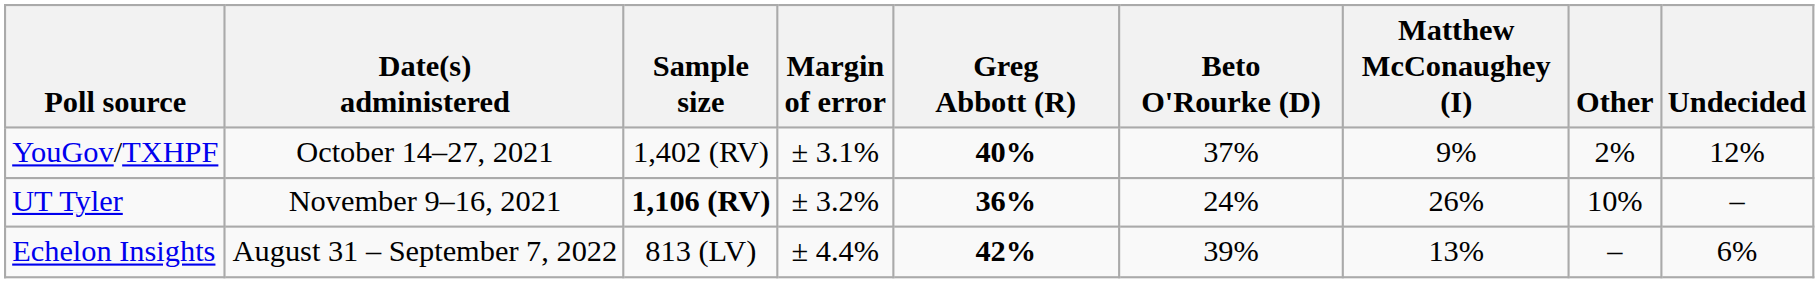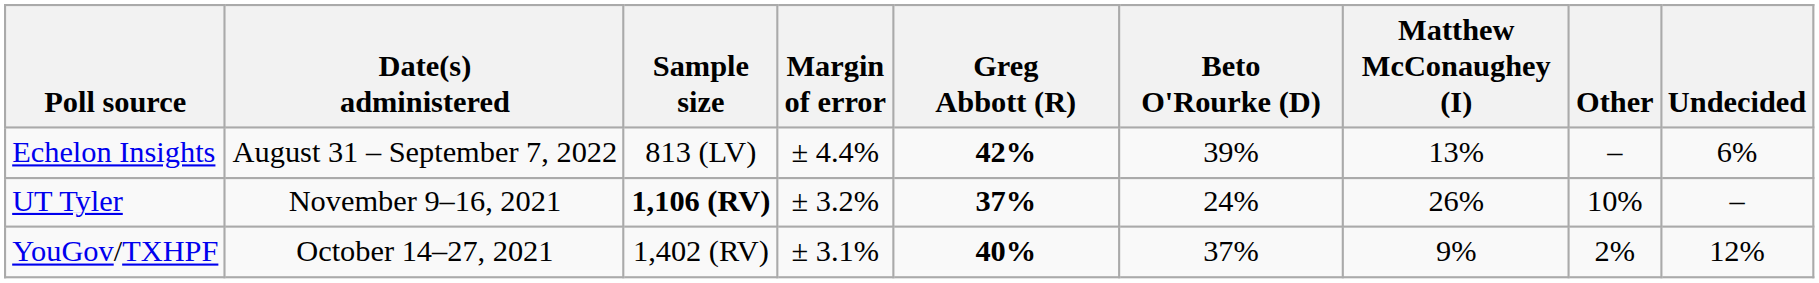rows swapped: (114, 252) <-> (115, 151)
(1006, 201) 36% -> (1006, 201) 37%
